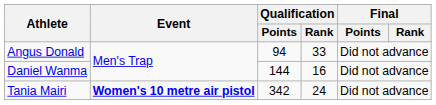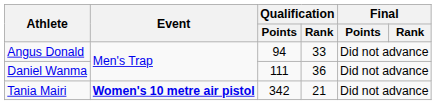(279, 71) 144 -> (279, 71) 111
(319, 71) 16 -> (319, 71) 36
(319, 91) 24 -> (319, 91) 21
